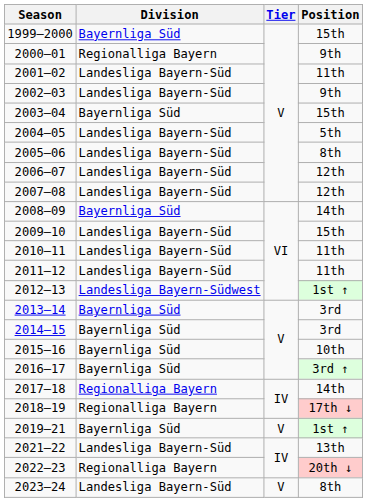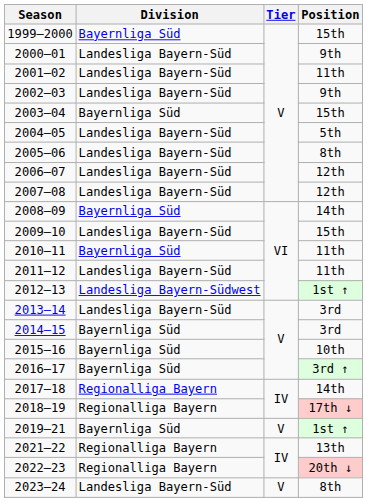(148, 54) Regionalliga Bayern -> (155, 54) Landesliga Bayern-Süd
(155, 251) Landesliga Bayern-Süd -> (130, 251) Bayernliga Süd
(130, 310) Bayernliga Süd -> (155, 310) Landesliga Bayern-Süd
(155, 448) Landesliga Bayern-Süd -> (148, 448) Regionalliga Bayern
